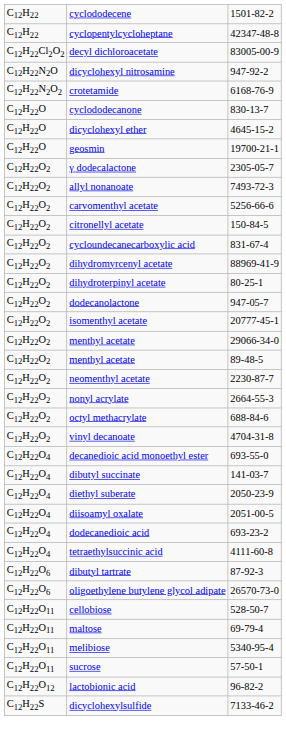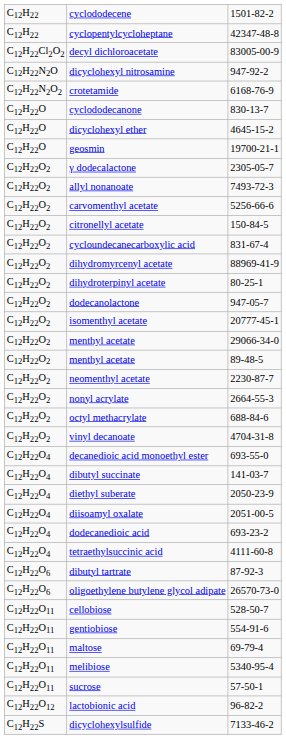+ row: (93, 629)
